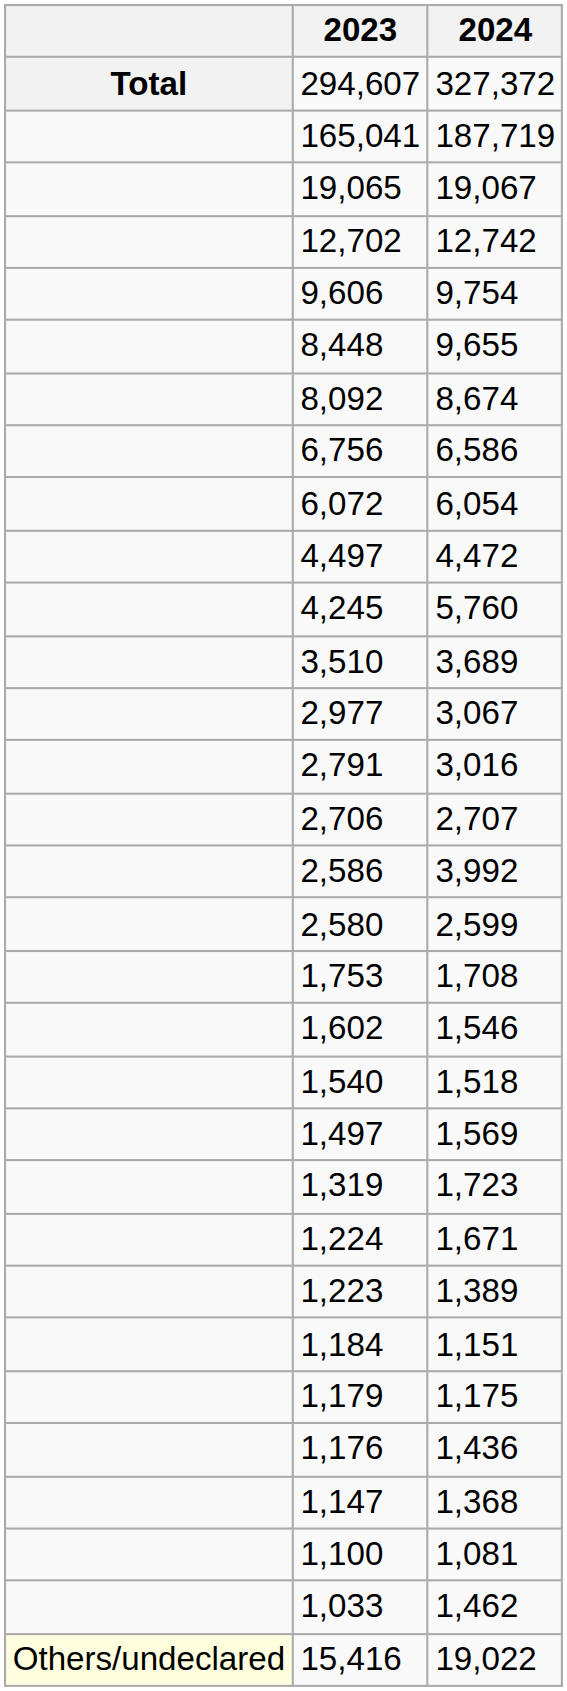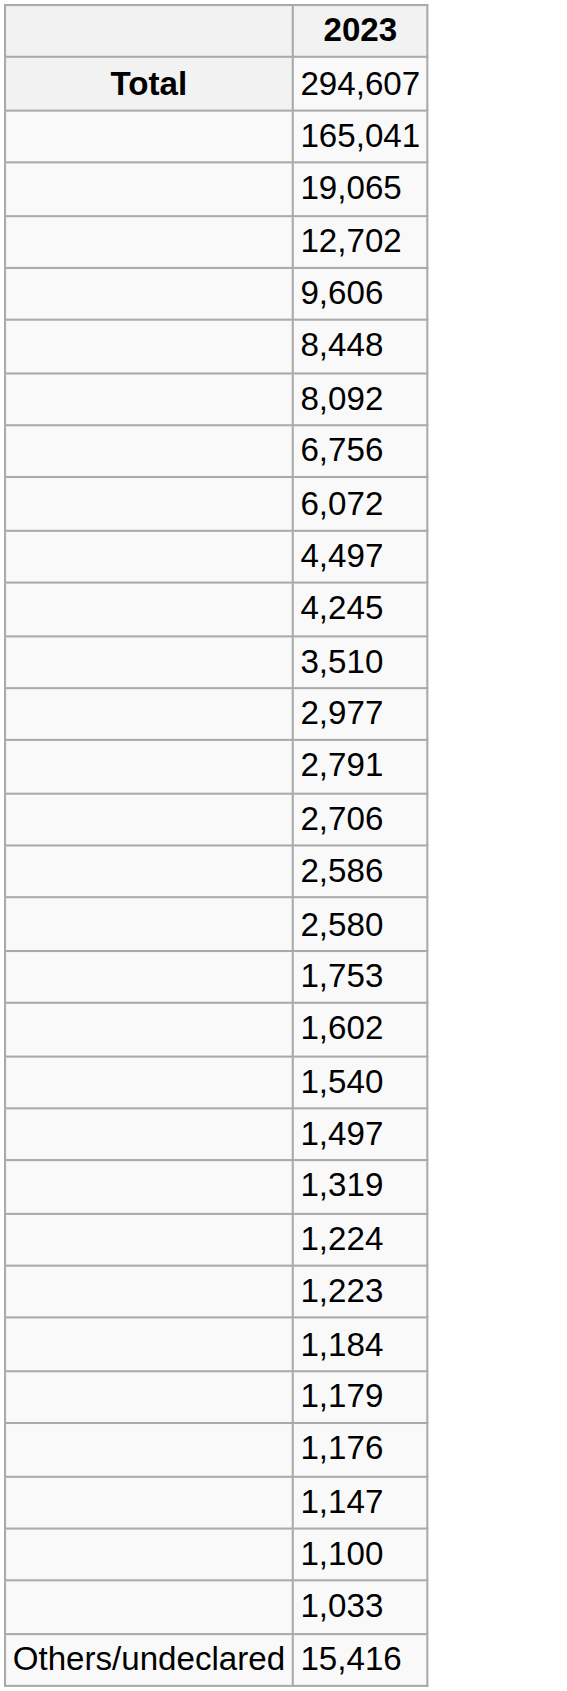- column: (495, 30)
(149, 1659) lightyellow background -> (149, 1659) no background
